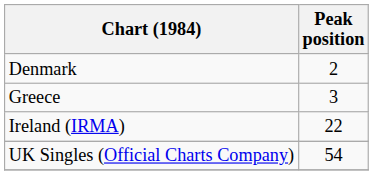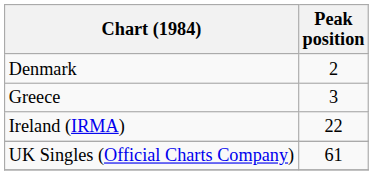(333, 155) 54 -> (333, 155) 61
